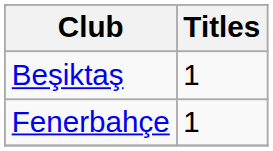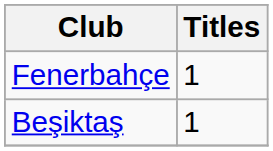rows swapped: (91, 121) <-> (68, 74)
